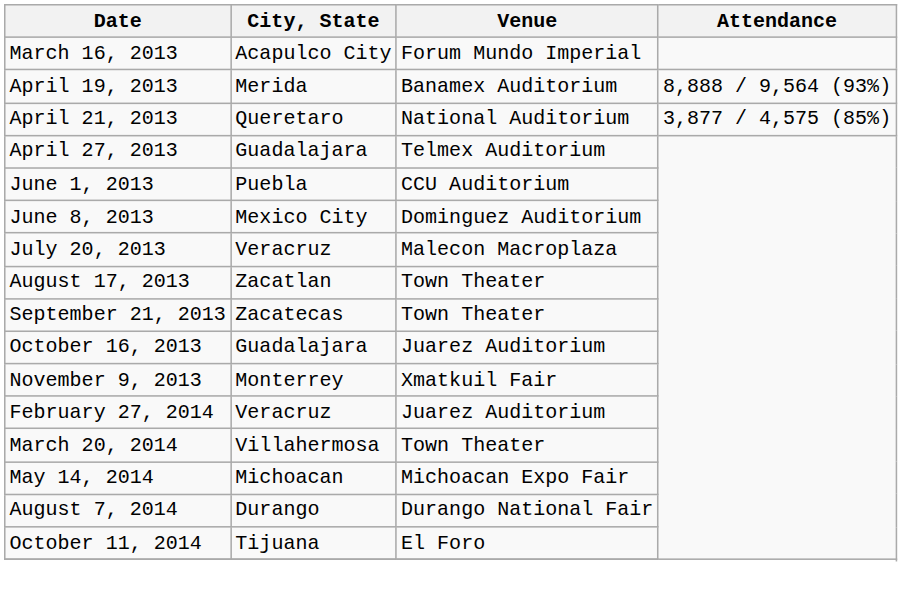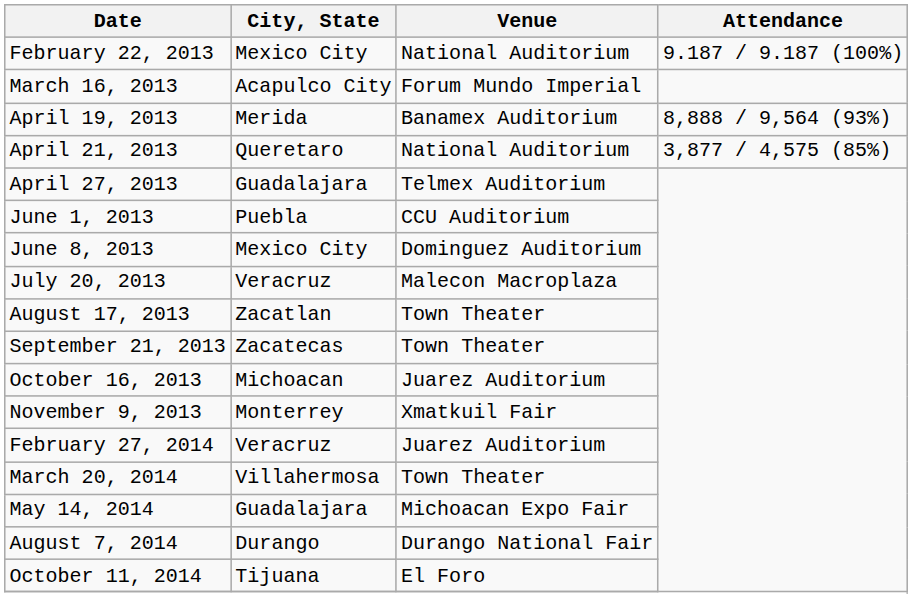+ row: (112, 54)
(301, 347) Guadalajara -> (289, 380) Michoacan
(289, 478) Michoacan -> (301, 511) Guadalajara
